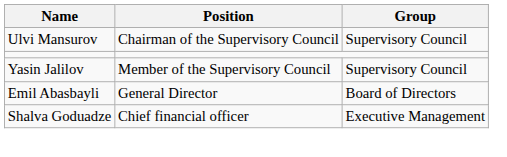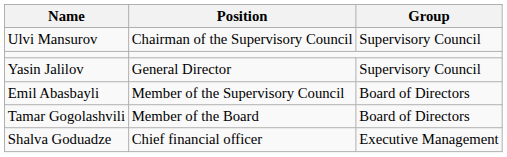(224, 69) Member of the Supervisory Council -> (181, 69) General Director
(168, 92) General Director -> (238, 92) Member of the Supervisory Council
+ row: (66, 116)
